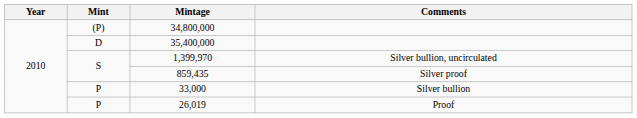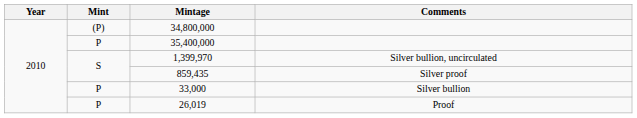(98, 43) D -> (98, 43) P
